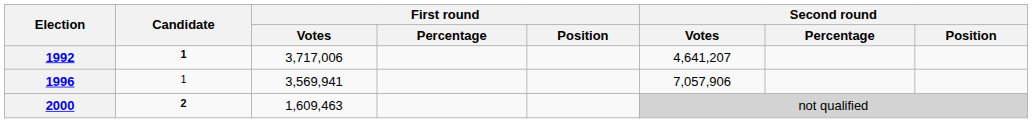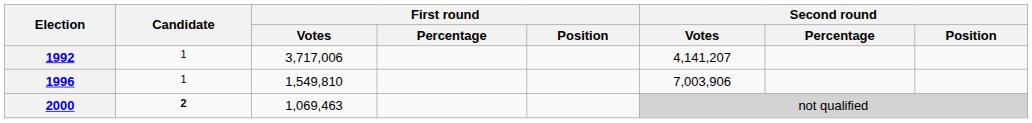(183, 57) bold -> (183, 55) normal
(702, 57) 4,641,207 -> (702, 57) 4,141,207
(314, 81) 3,569,941 -> (314, 81) 1,549,810
(702, 81) 7,057,906 -> (702, 81) 7,003,906
(314, 105) 1,609,463 -> (314, 105) 1,069,463
